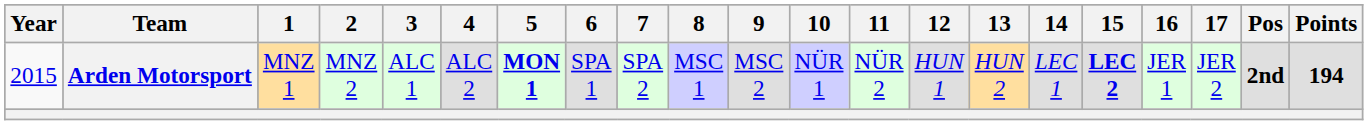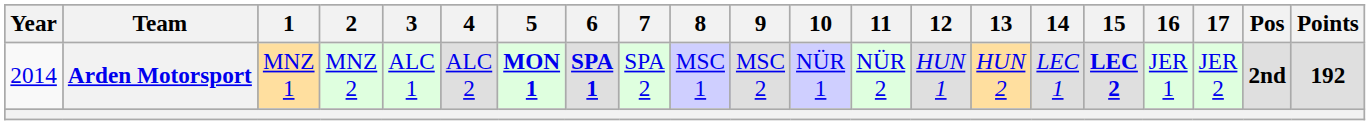(34, 75) 2015 -> (34, 75) 2014
(591, 75) normal -> (592, 75) bold
(1326, 75) 194 -> (1328, 75) 192
